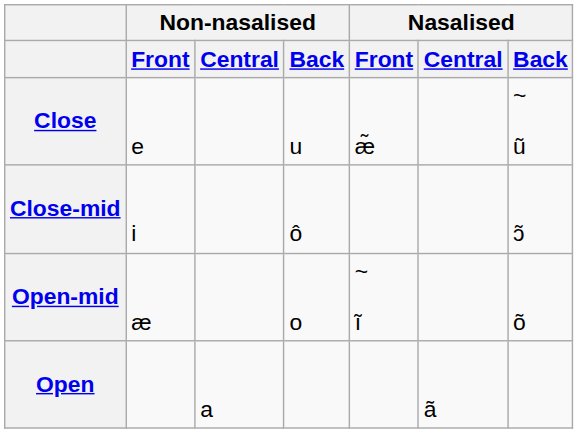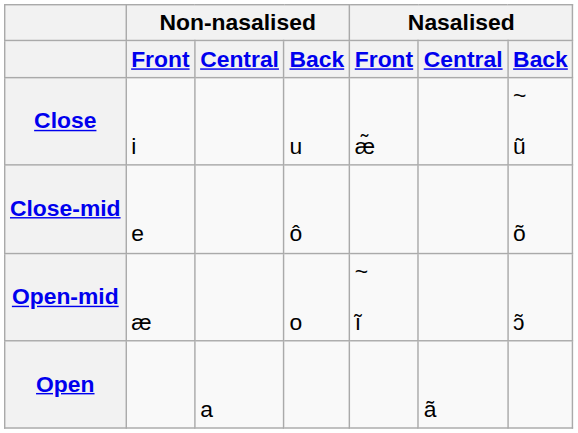(138, 146) e -> (134, 146) i
(134, 234) i -> (138, 234) e
(519, 234) ɔ̃ -> (519, 234) õ
(519, 322) õ -> (519, 322) ɔ̃
